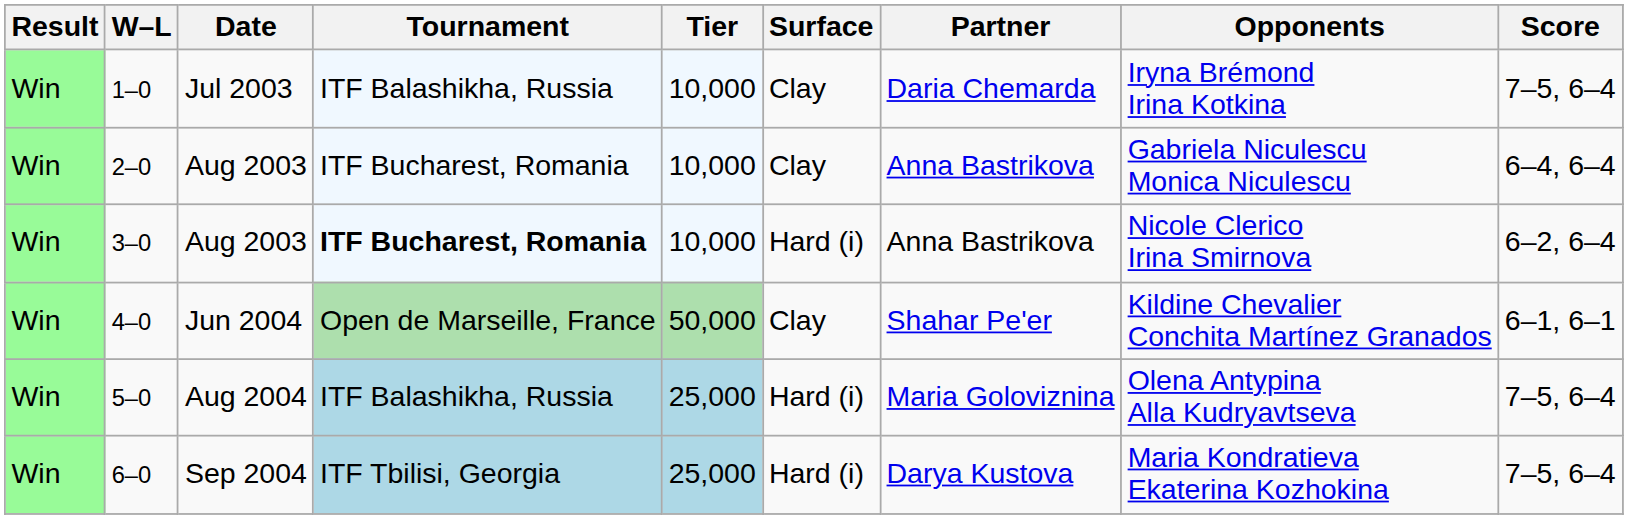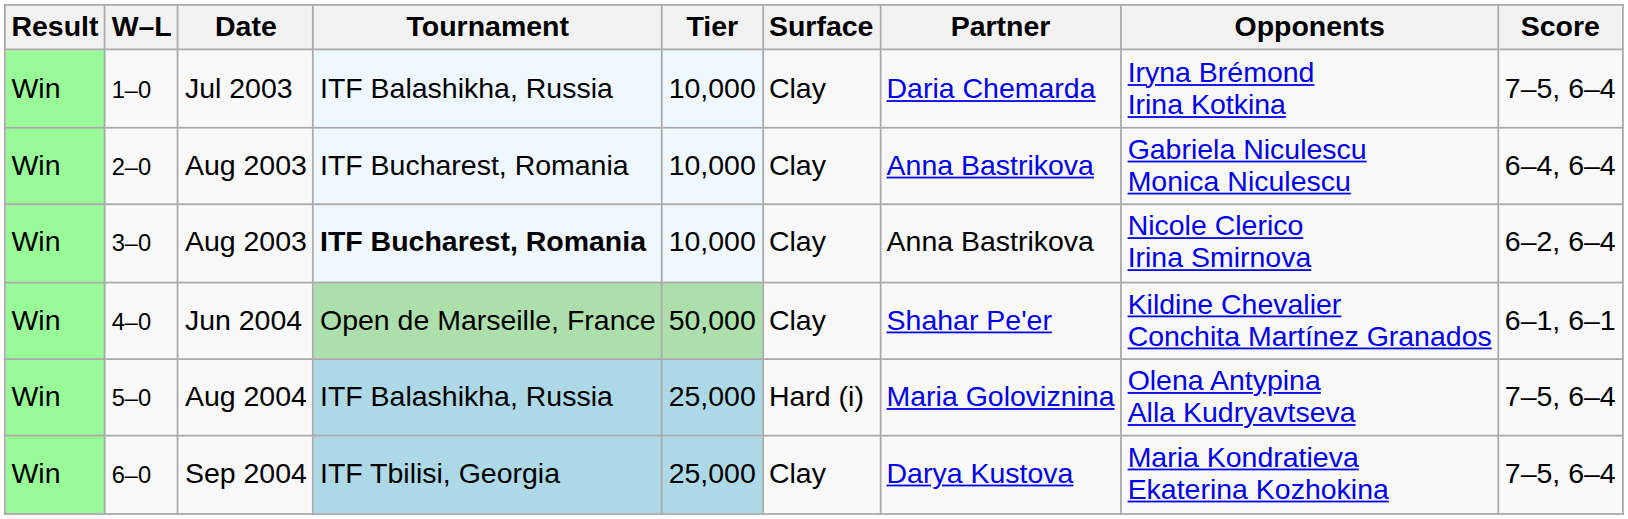(816, 242) Hard (i) -> (797, 242) Clay
(816, 474) Hard (i) -> (797, 474) Clay
